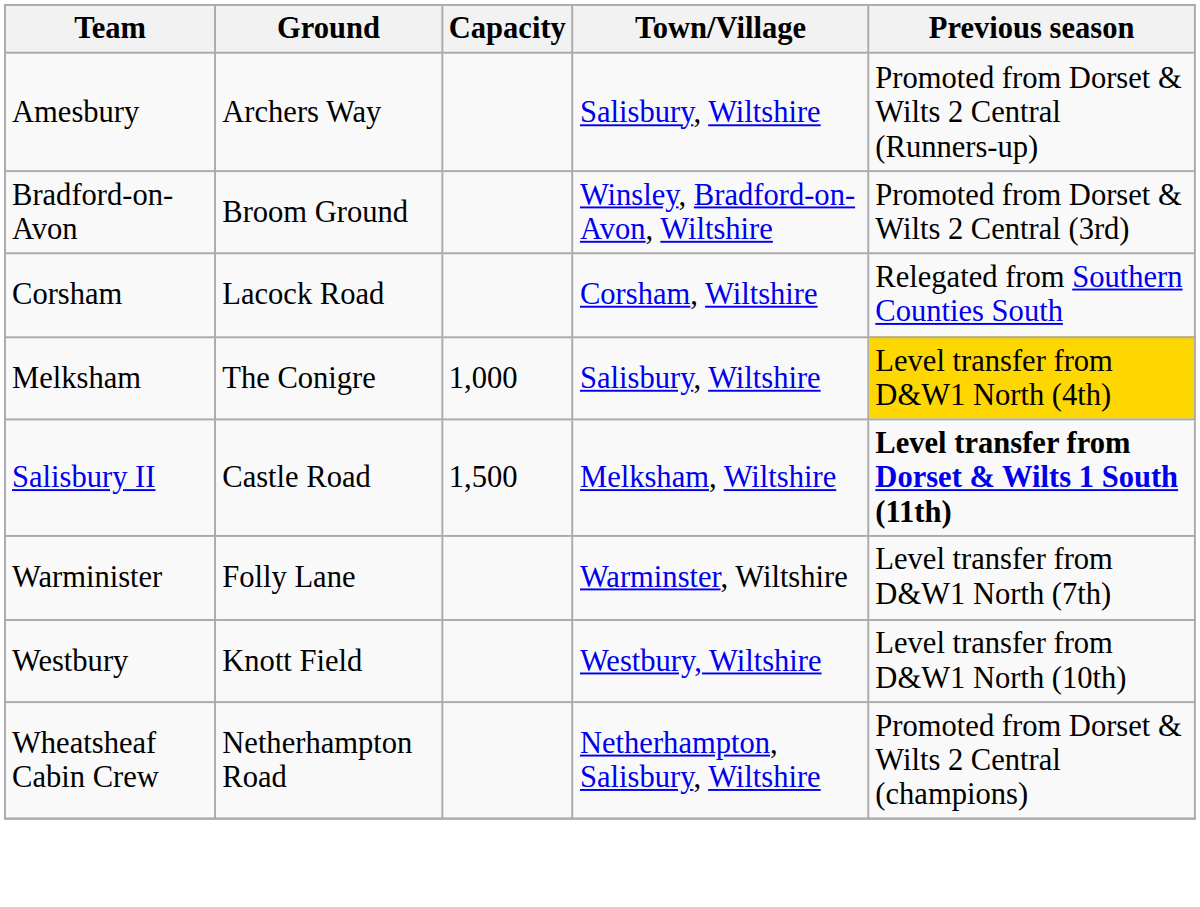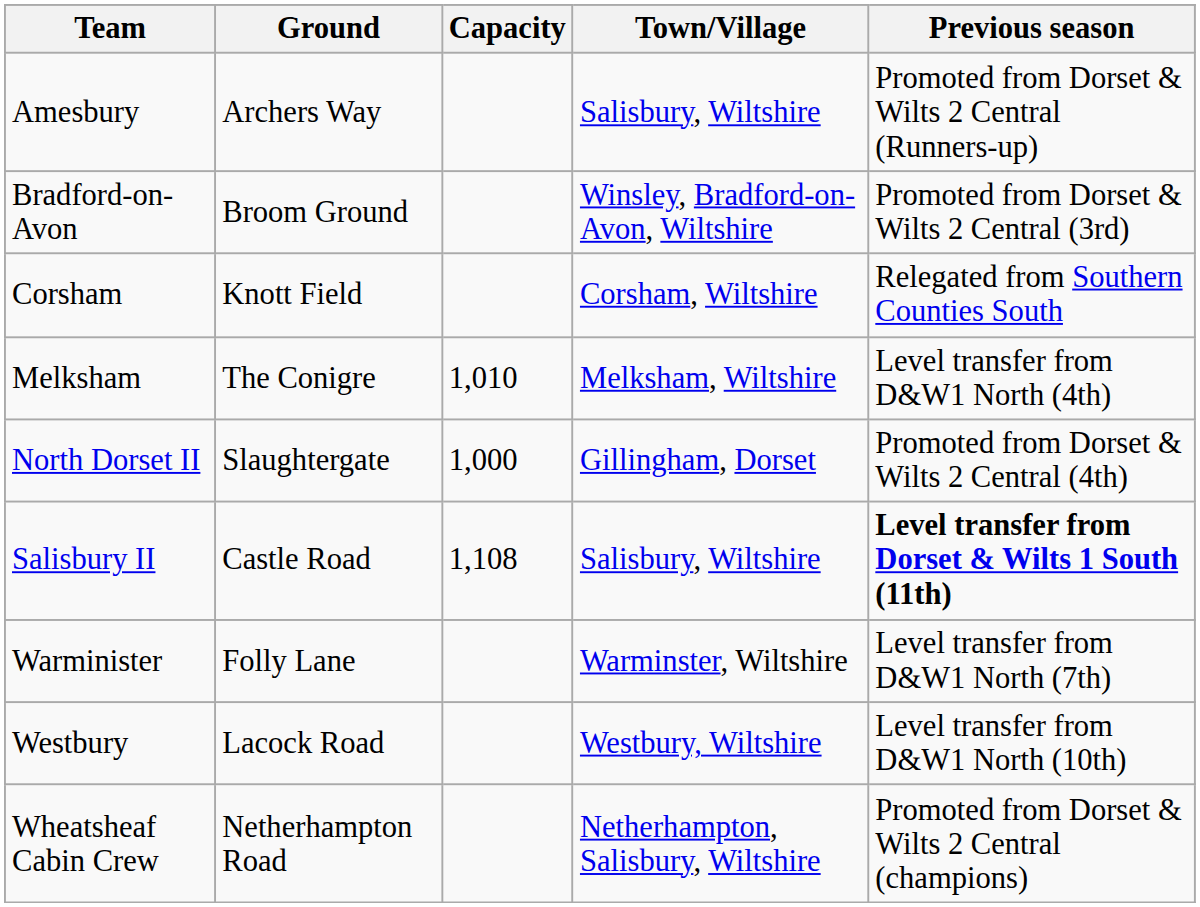(303, 294) Lacock Road -> (292, 294) Knott Field
(483, 377) 1,000 -> (483, 377) 1,010
(700, 377) Salisbury, Wiltshire -> (708, 377) Melksham, Wiltshire
(994, 377) gold background -> (994, 377) no background
+ row: (106, 460)
(483, 477) 1,500 -> (483, 560) 1,108
(708, 477) Melksham, Wiltshire -> (700, 560) Salisbury, Wiltshire
(292, 660) Knott Field -> (303, 743) Lacock Road
